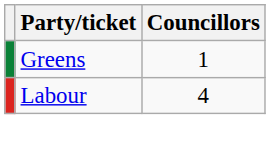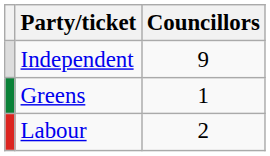+ row: (77, 58)
(203, 95) 4 -> (203, 131) 2
